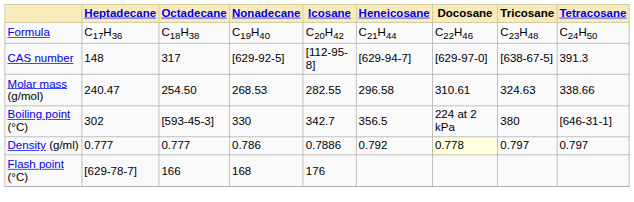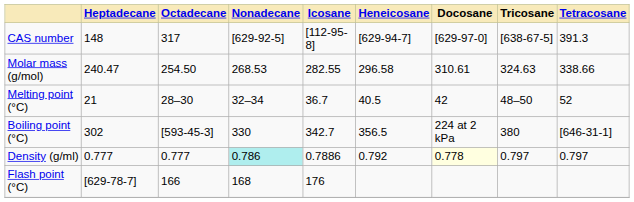- row: (29, 33)
+ row: (40, 100)
(246, 146) no background -> (246, 156) paleturquoise background
